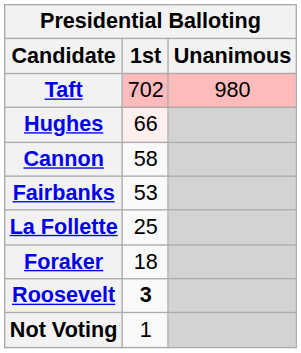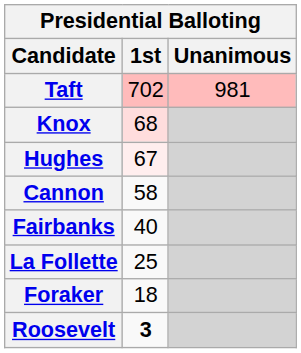(232, 90) 980 -> (232, 90) 981
+ row: (64, 124)
(146, 124) 66 -> (146, 158) 67
(146, 192) 53 -> (146, 227) 40
- row: (64, 329)
